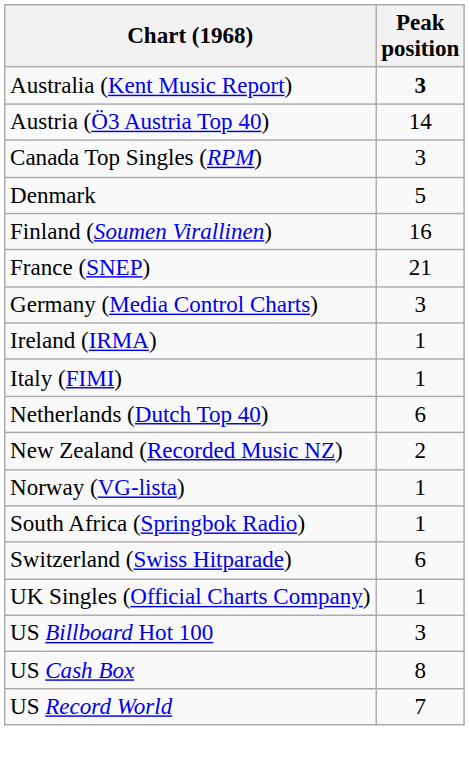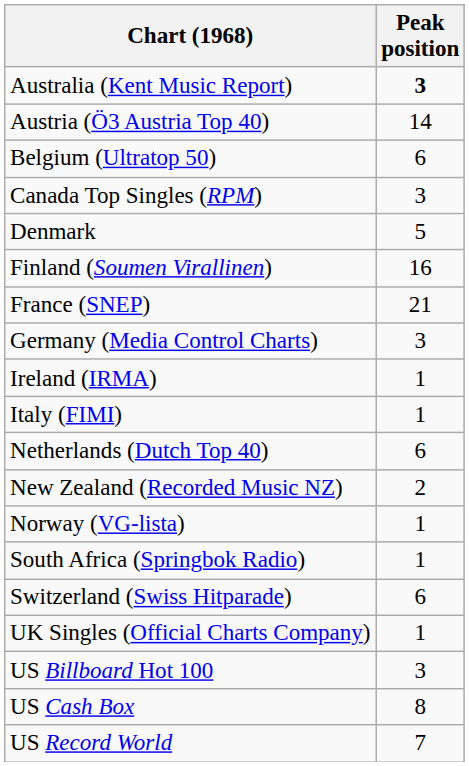+ row: (113, 158)
